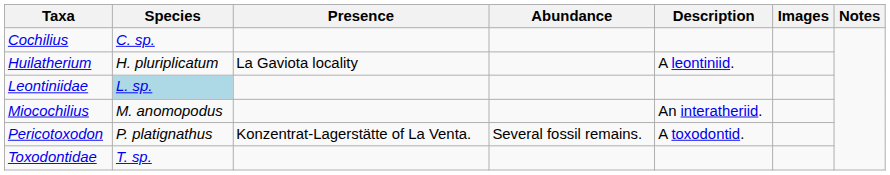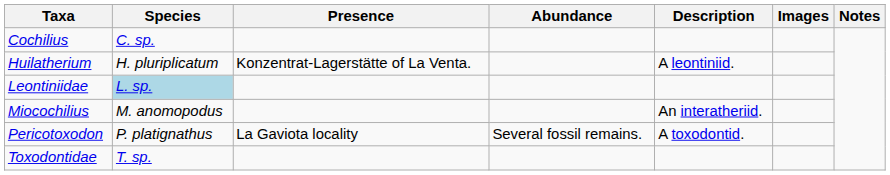(297, 63) La Gaviota locality -> (354, 63) Konzentrat-Lagerstätte of La Venta.
(354, 134) Konzentrat-Lagerstätte of La Venta. -> (297, 134) La Gaviota locality
